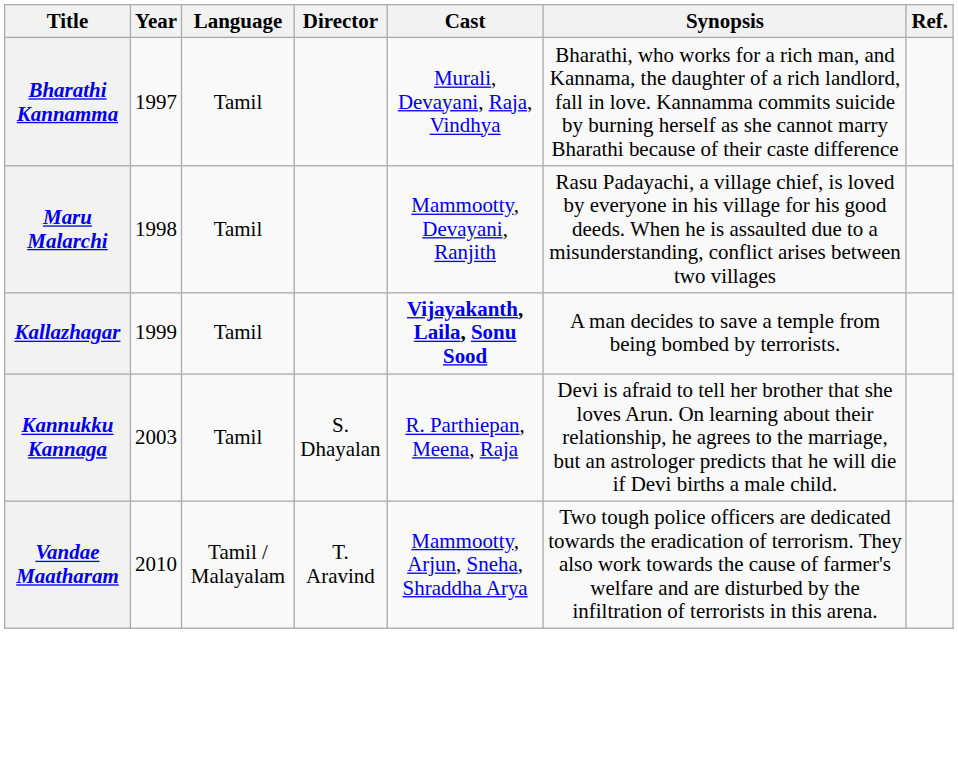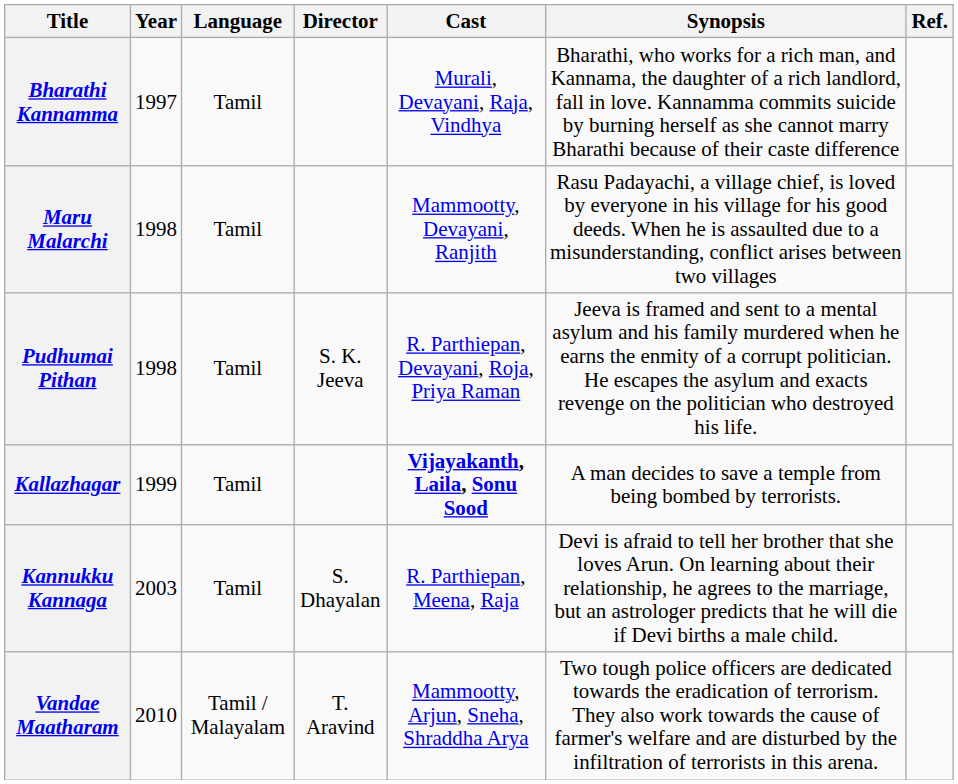+ row: (67, 368)
